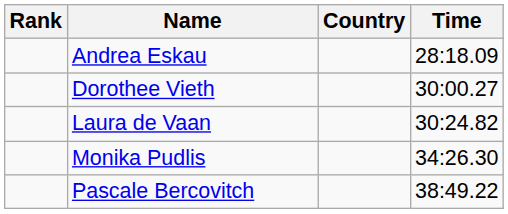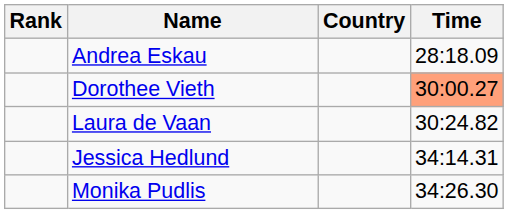(457, 89) no background -> (457, 89) lightsalmon background
+ row: (151, 157)
- row: (163, 191)
